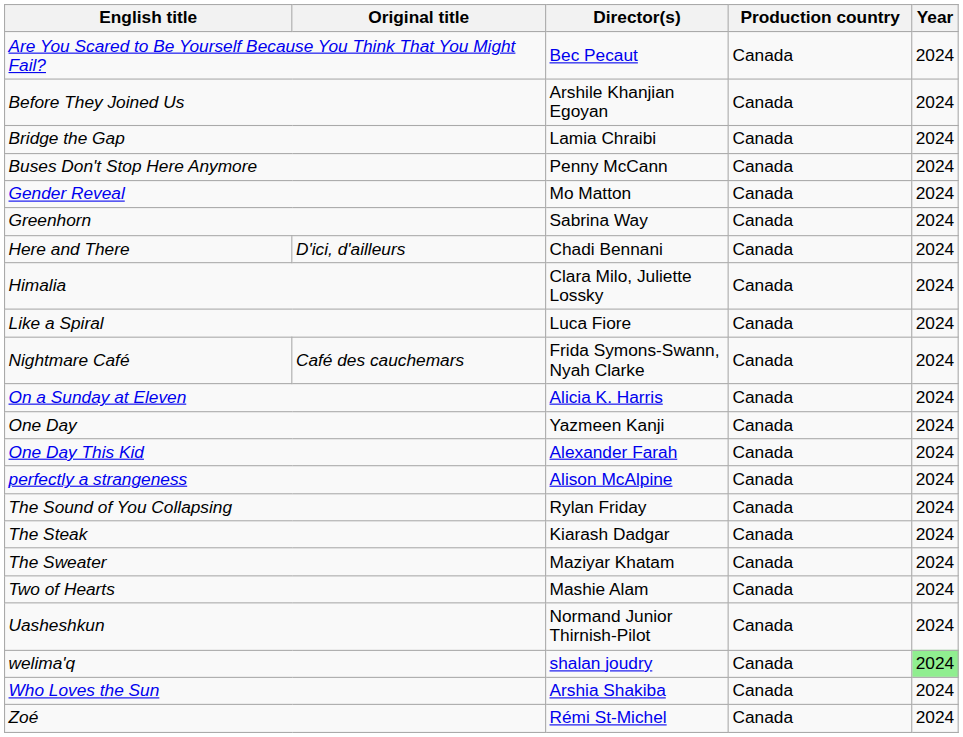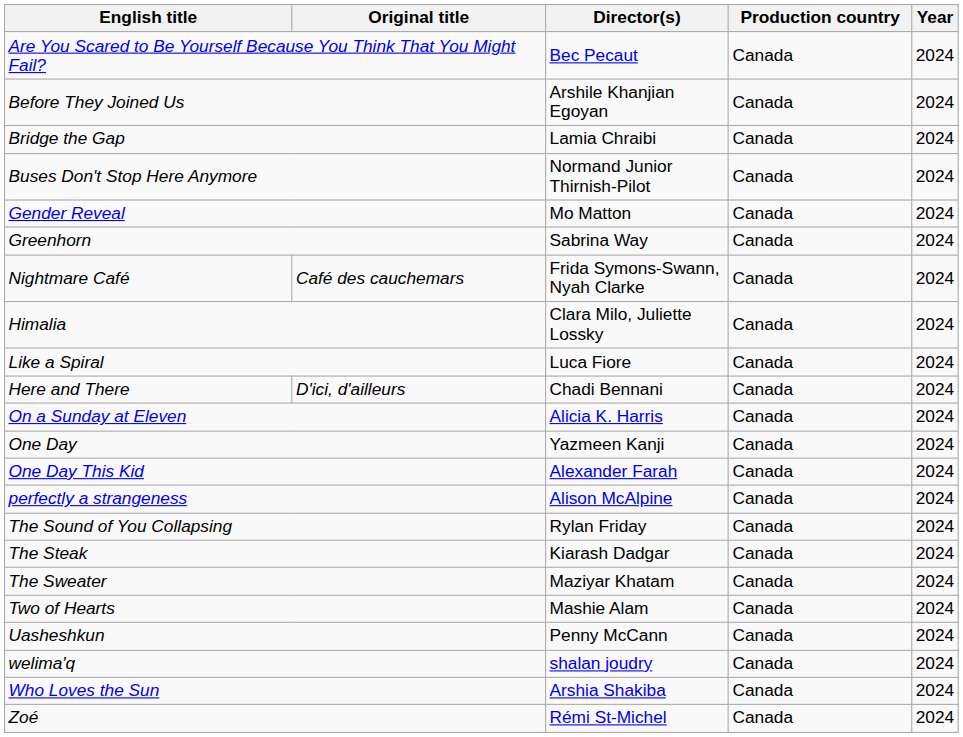(609, 166) Penny McCann -> (611, 176) Normand Junior Thirnish-Pilot
rows swapped: (69, 248) <-> (69, 360)
(611, 626) Normand Junior Thirnish-Pilot -> (609, 636) Penny McCann
(935, 663) lightgreen background -> (935, 663) no background
